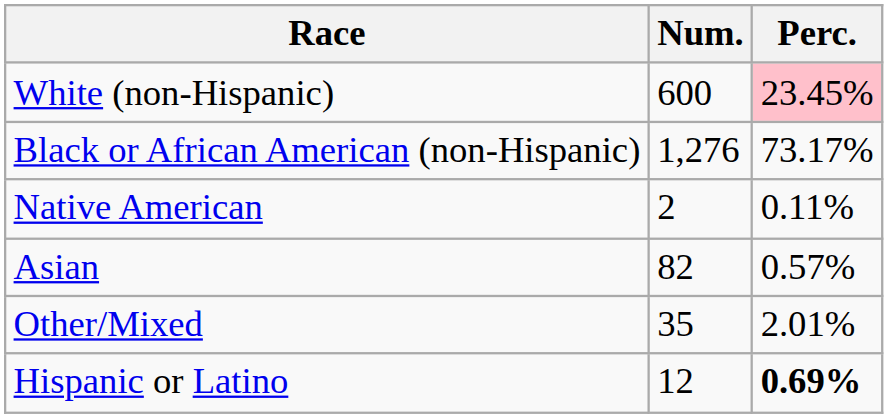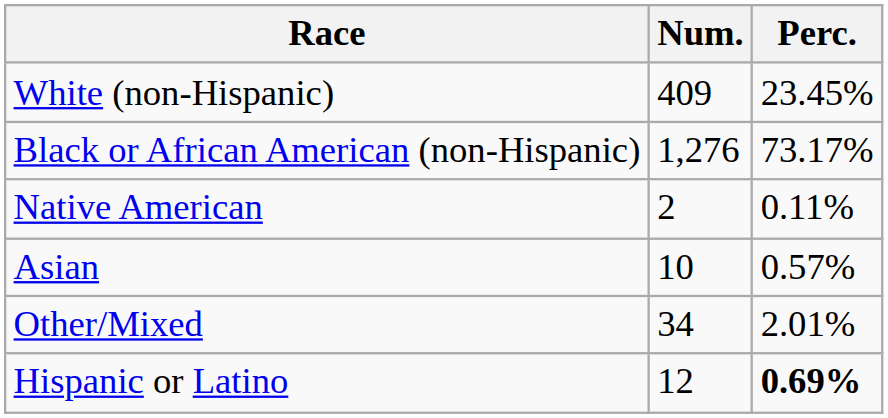(685, 91) 600 -> (685, 91) 409
(817, 91) pink background -> (817, 91) no background
(676, 265) 82 -> (676, 265) 10
(676, 324) 35 -> (676, 324) 34
